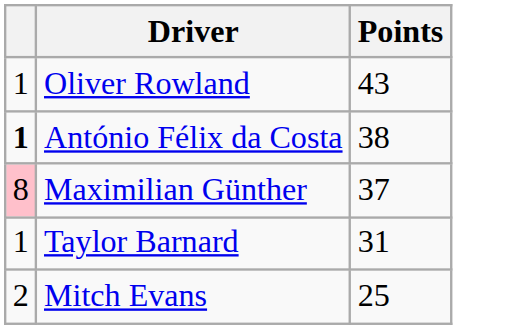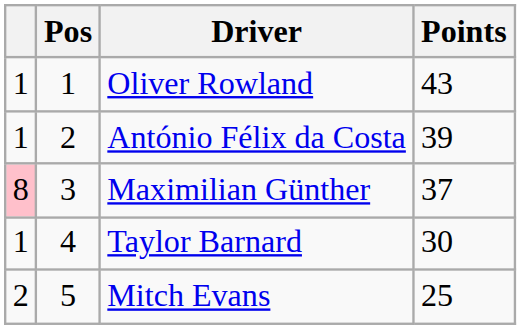+ column: (68, 30)
(21, 136) bold -> (21, 136) normal
(374, 136) 38 -> (437, 136) 39
(374, 242) 31 -> (437, 242) 30
